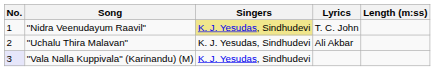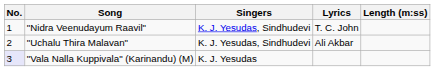(254, 28) khaki background -> (254, 28) no background
(254, 58) K. J. Yesudas, Sindhudevi -> (227, 58) K. J. Yesudas
